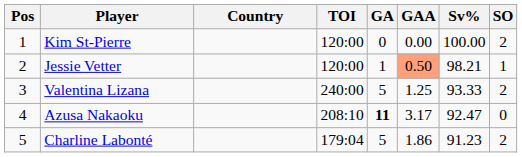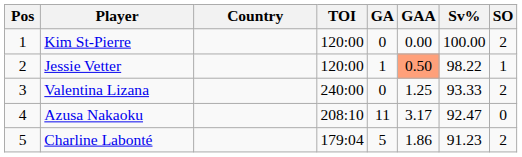(464, 66) 98.21 -> (464, 66) 98.22
(382, 90) 5 -> (382, 90) 0
(382, 115) bold -> (382, 115) normal
